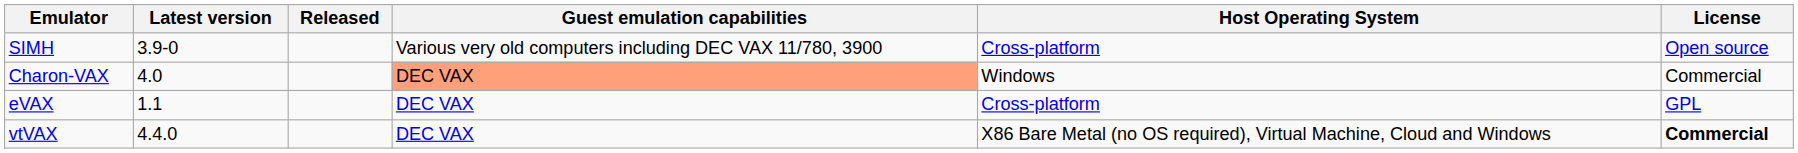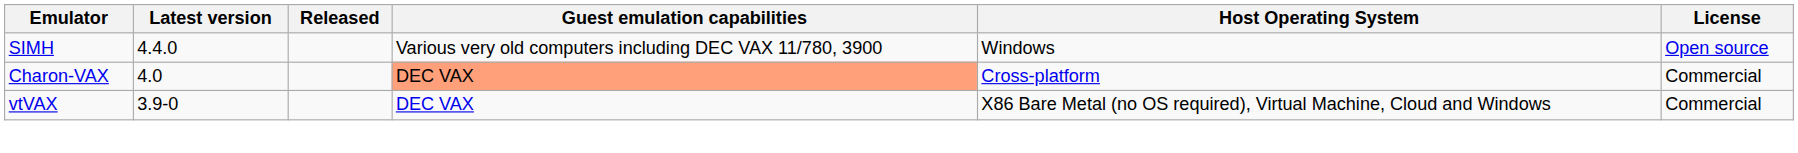(158, 47) 3.9-0 -> (157, 47) 4.4.0
(1041, 47) Cross-platform -> (1018, 47) Windows
(1018, 76) Windows -> (1041, 76) Cross-platform
- row: (31, 104)
(157, 133) 4.4.0 -> (158, 104) 3.9-0
(1717, 133) bold -> (1713, 104) normal
